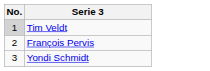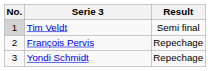+ column: (178, 12)
